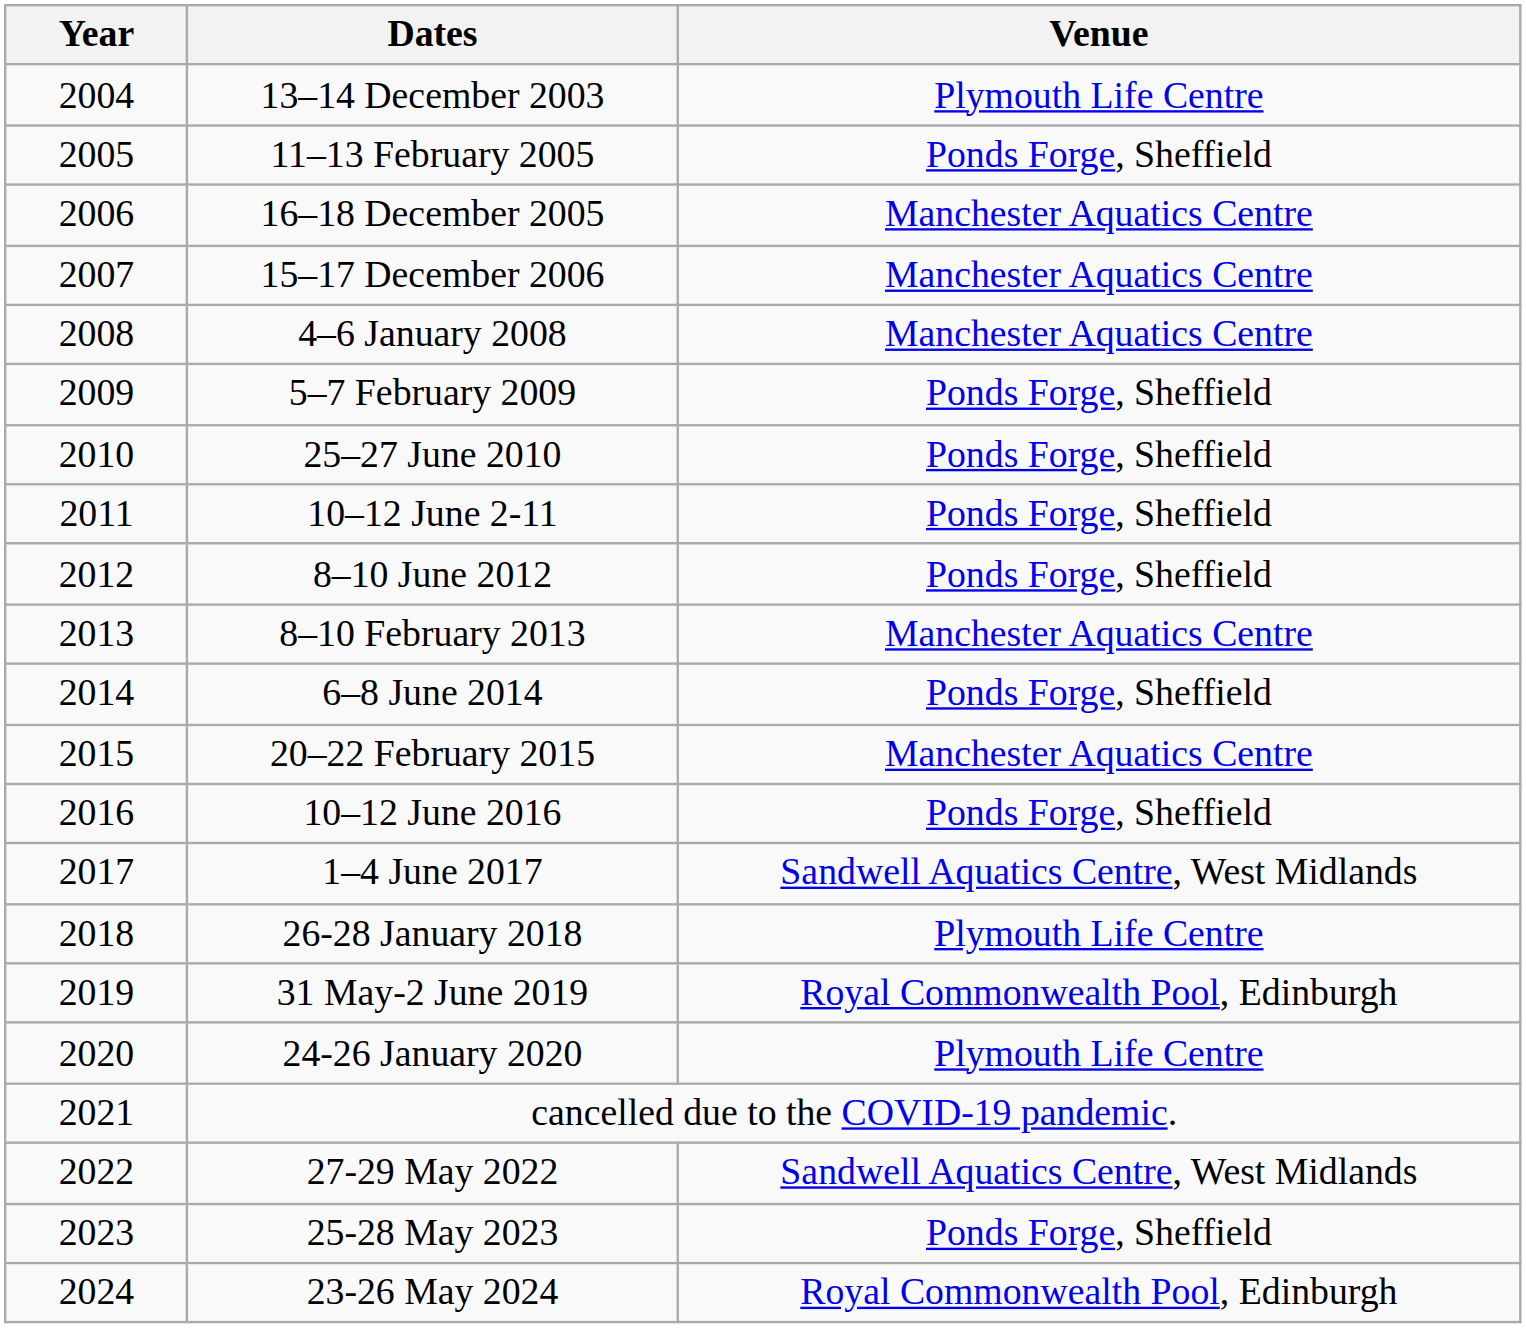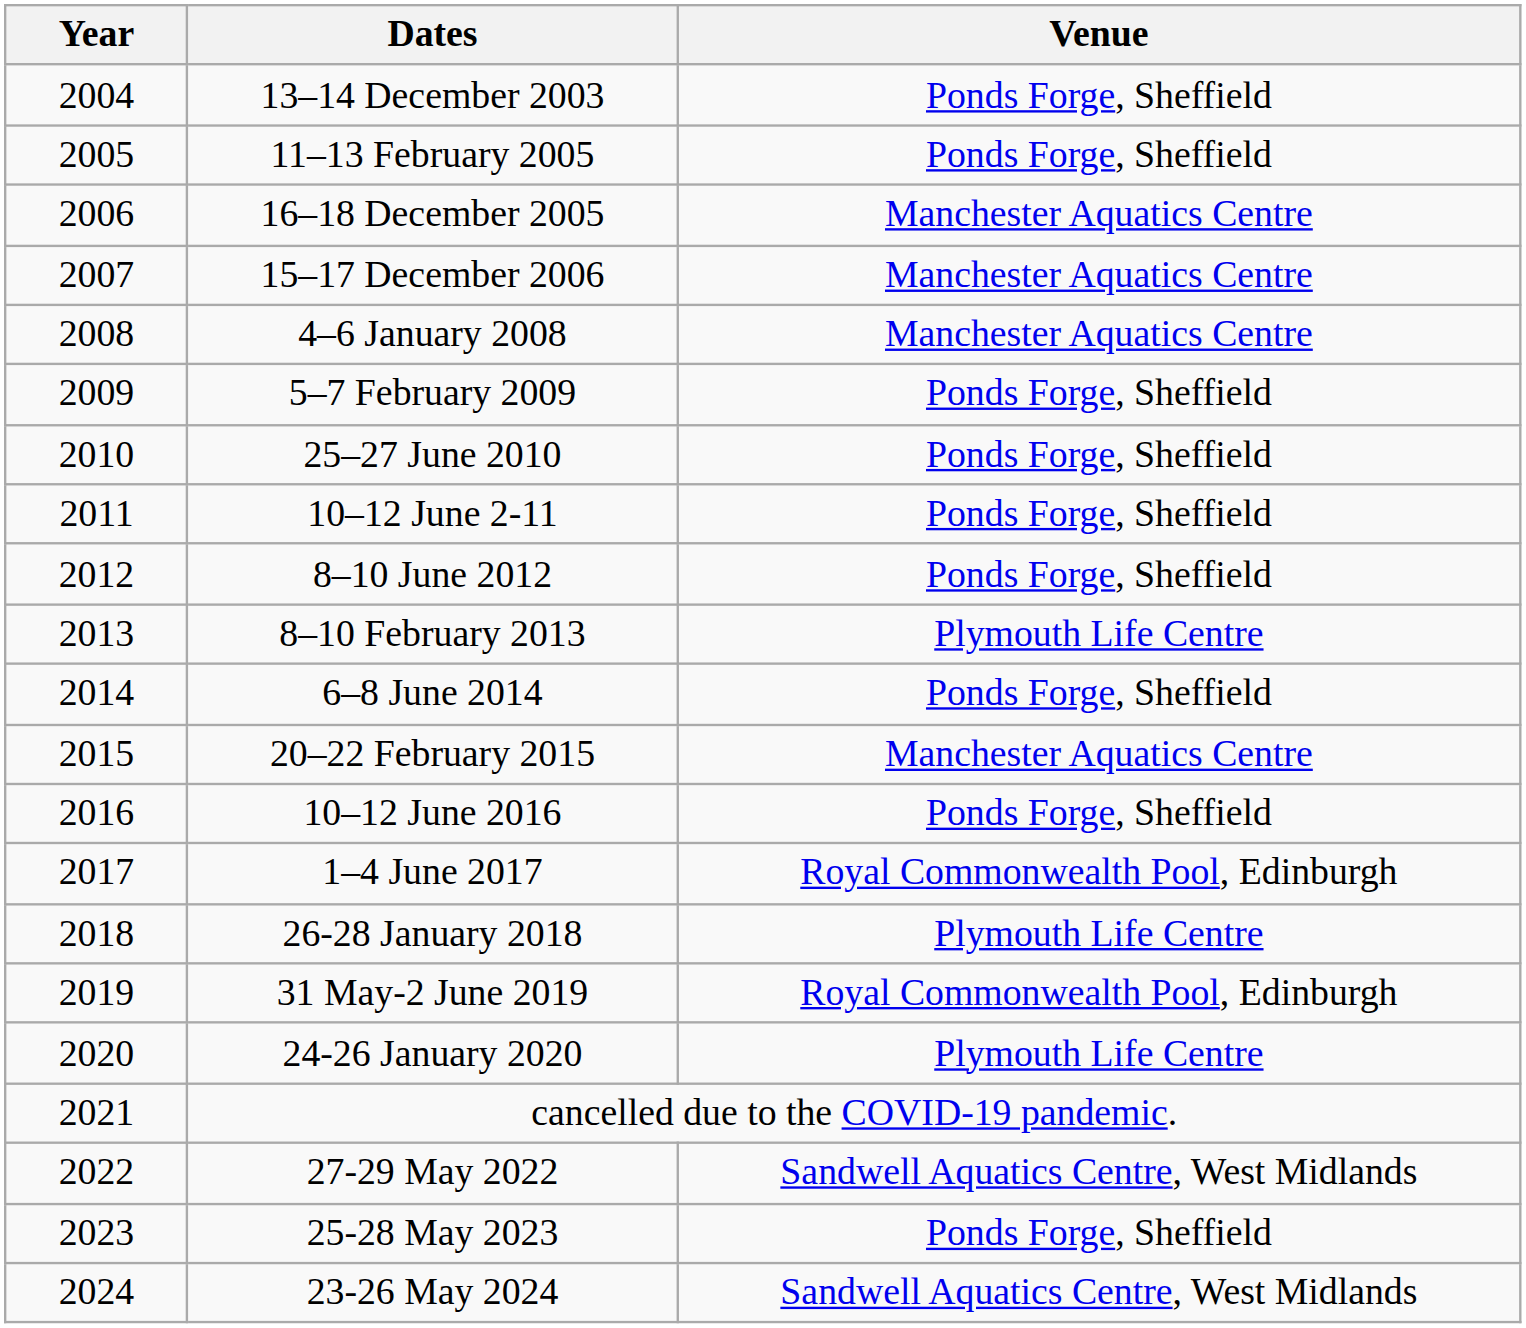(1099, 94) Plymouth Life Centre -> (1099, 94) Ponds Forge, Sheffield
(1099, 633) Manchester Aquatics Centre -> (1099, 633) Plymouth Life Centre
(1099, 872) Sandwell Aquatics Centre, West Midlands -> (1099, 872) Royal Commonwealth Pool, Edinburgh
(1099, 1292) Royal Commonwealth Pool, Edinburgh -> (1099, 1292) Sandwell Aquatics Centre, West Midlands
